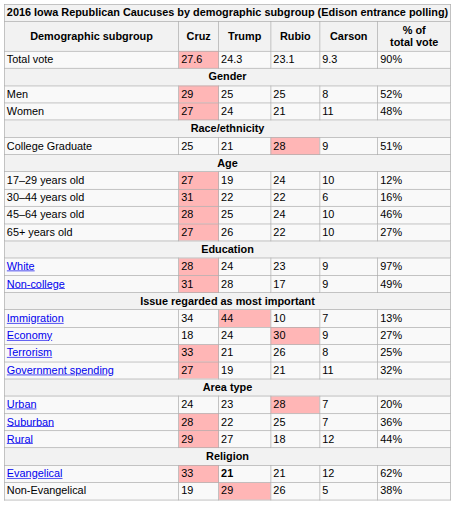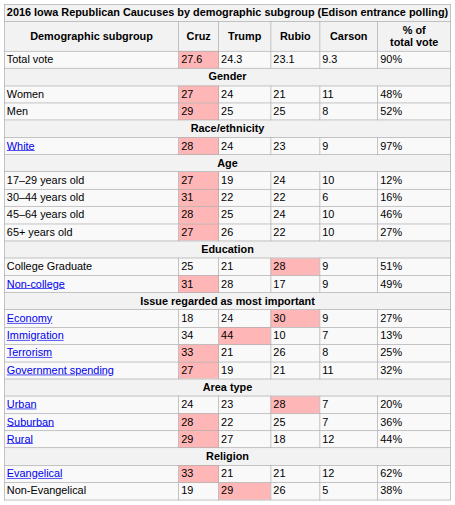rows swapped: (17, 94) <-> (25, 111)
rows swapped: (21, 266) <-> (49, 146)
rows swapped: (35, 318) <-> (30, 335)
(227, 473) bold -> (227, 473) normal
